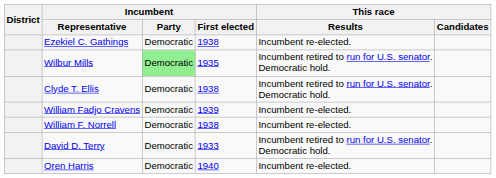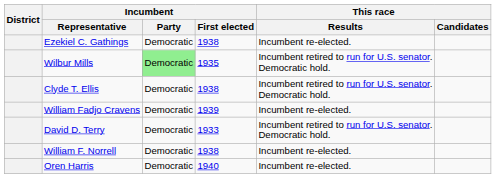rows swapped: (74, 145) <-> (80, 125)
